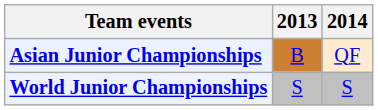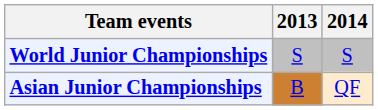rows swapped: (136, 55) <-> (138, 88)
